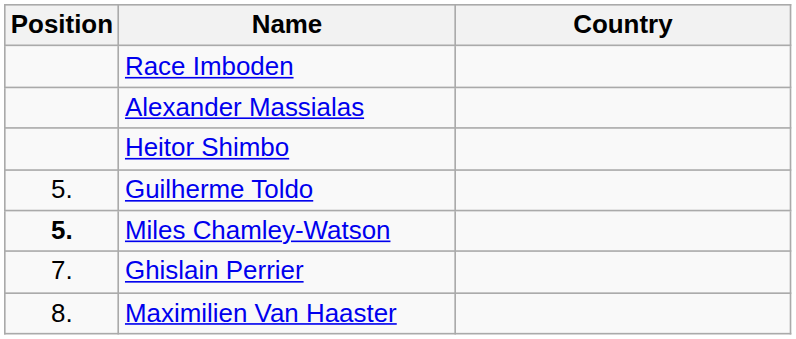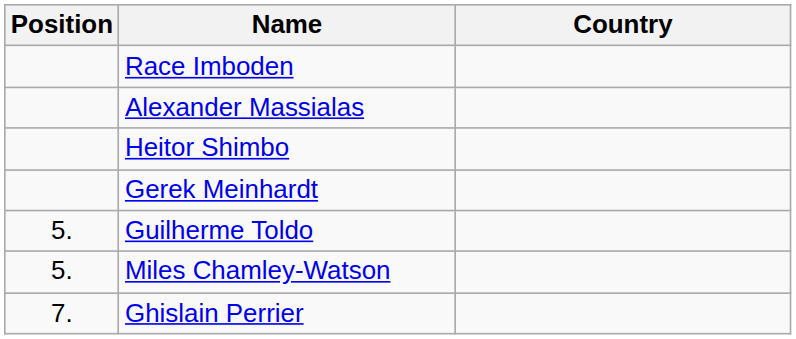+ row: (221, 189)
(62, 230) bold -> (62, 271) normal
- row: (261, 312)
